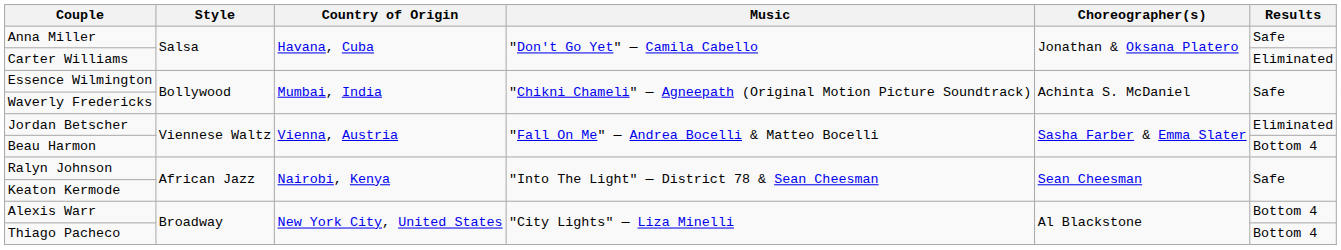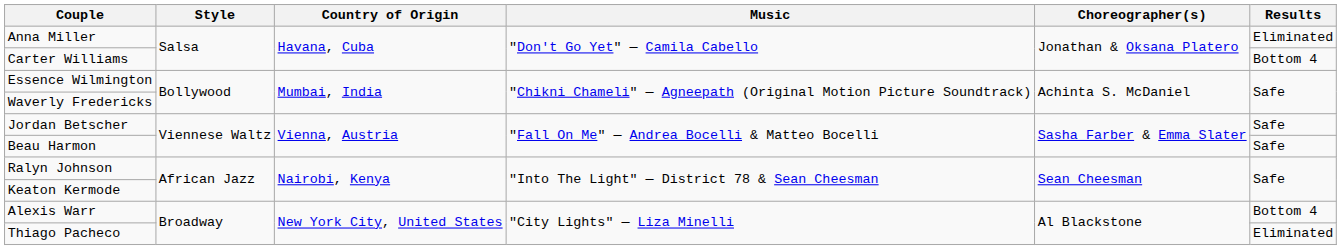(1269, 37) Safe -> (1293, 37) Eliminated
(1293, 59) Eliminated -> (1285, 59) Bottom 4
(1293, 125) Eliminated -> (1269, 125) Safe
(1285, 146) Bottom 4 -> (1269, 146) Safe
(1285, 234) Bottom 4 -> (1293, 234) Eliminated
